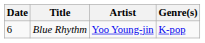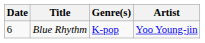columns swapped: (123, 12) <-> (178, 12)
